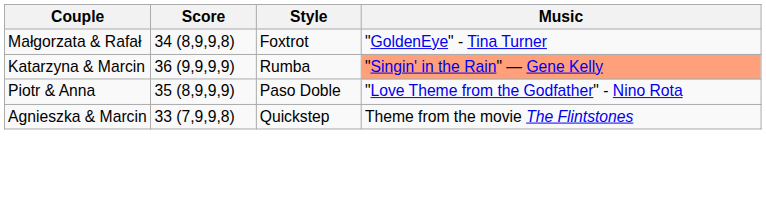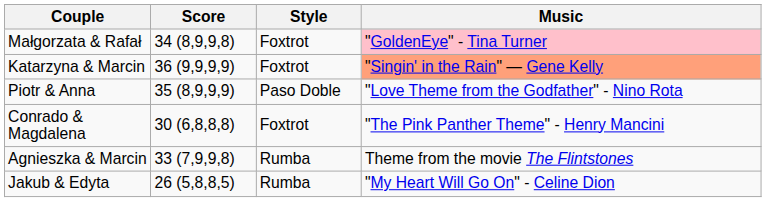(456, 41) no background -> (456, 41) pink background
(285, 66) Rumba -> (284, 66) Foxtrot
+ row: (47, 125)
(295, 116) Quickstep -> (285, 158) Rumba
+ row: (59, 183)
